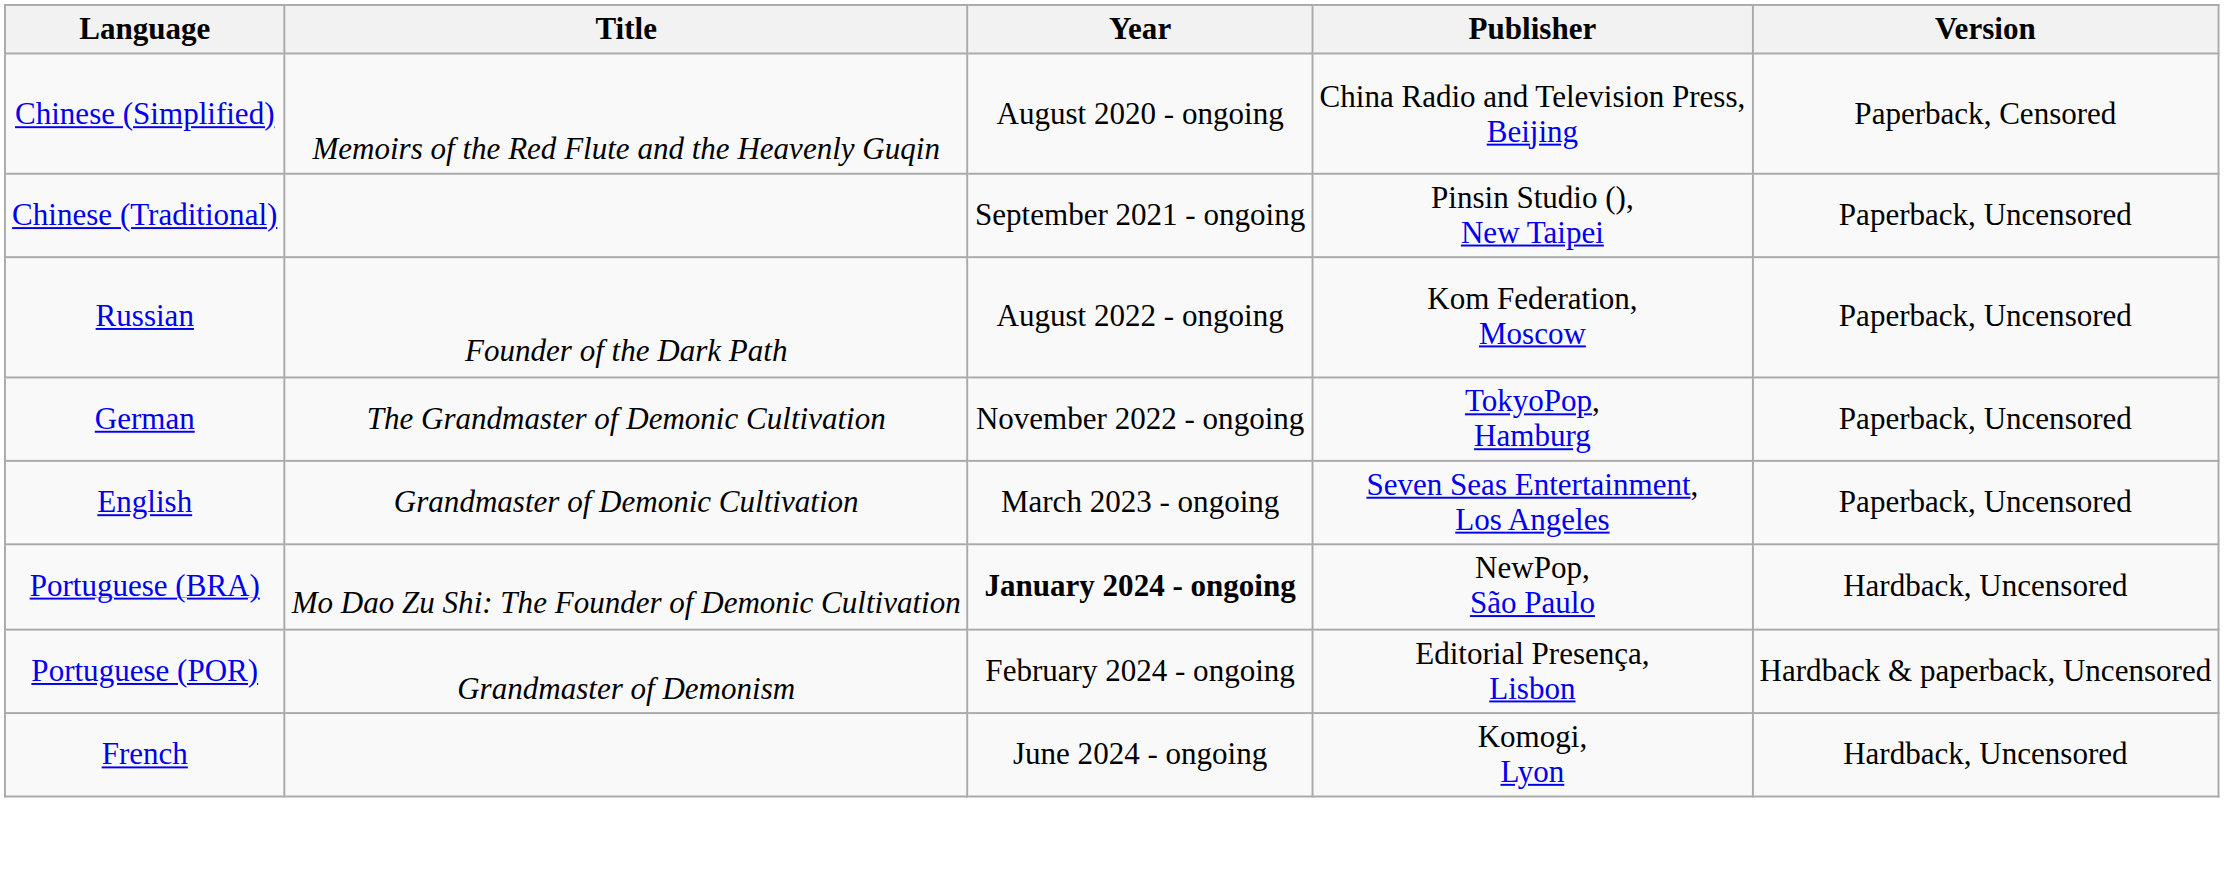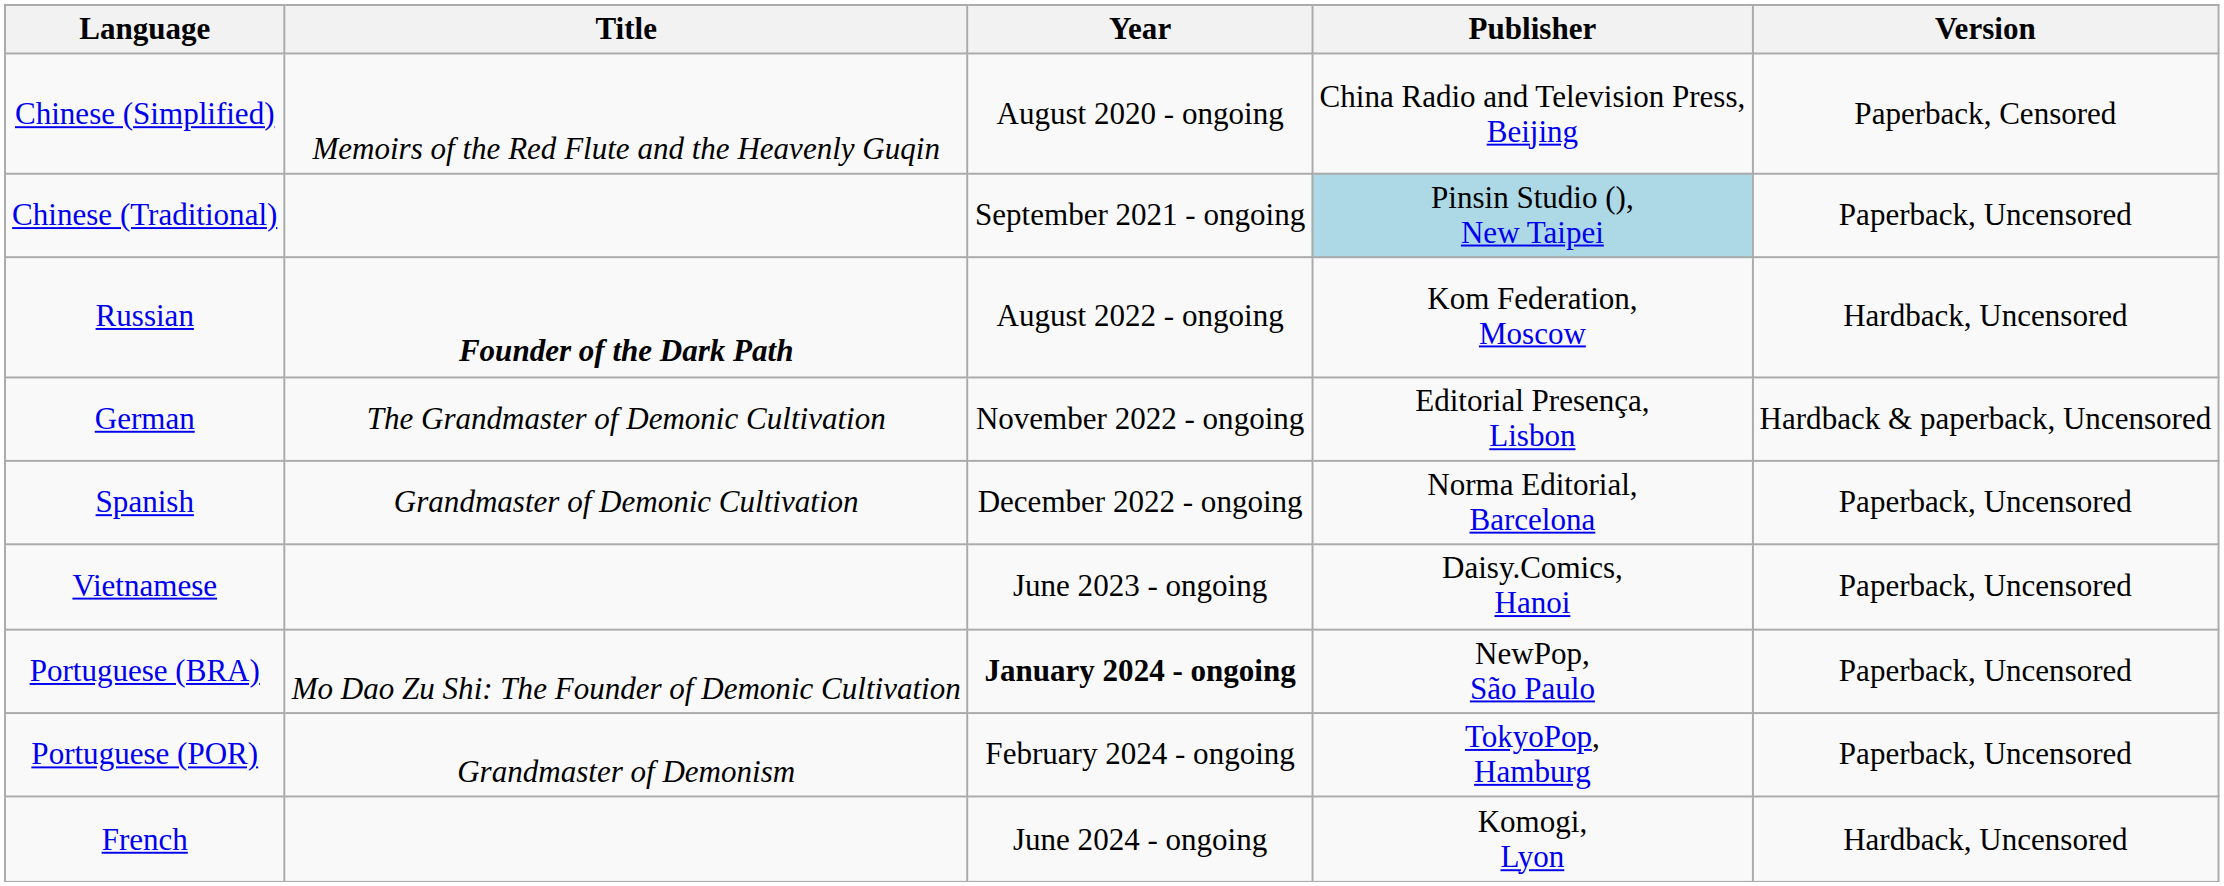(1532, 214) no background -> (1532, 214) lightblue background
(626, 351) normal -> (626, 351) bold
(1985, 316) Paperback, Uncensored -> (1985, 316) Hardback, Uncensored
(1532, 418) TokyoPop, Hamburg -> (1532, 418) Editorial Presença, Lisbon
(1985, 418) Paperback, Uncensored -> (1985, 418) Hardback & paperback, Uncensored
+ row: (145, 502)
- row: (145, 502)
+ row: (145, 586)
(1985, 586) Hardback, Uncensored -> (1985, 670) Paperback, Uncensored
(1532, 670) Editorial Presença, Lisbon -> (1532, 754) TokyoPop, Hamburg
(1985, 670) Hardback & paperback, Uncensored -> (1985, 754) Paperback, Uncensored
